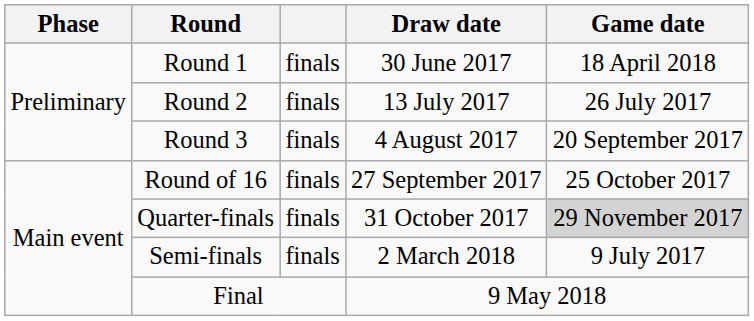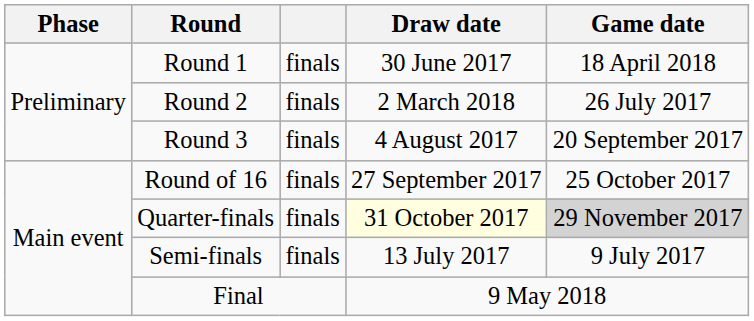(446, 101) 13 July 2017 -> (446, 101) 2 March 2018
(446, 218) no background -> (446, 218) lightyellow background
(446, 256) 2 March 2018 -> (446, 256) 13 July 2017
